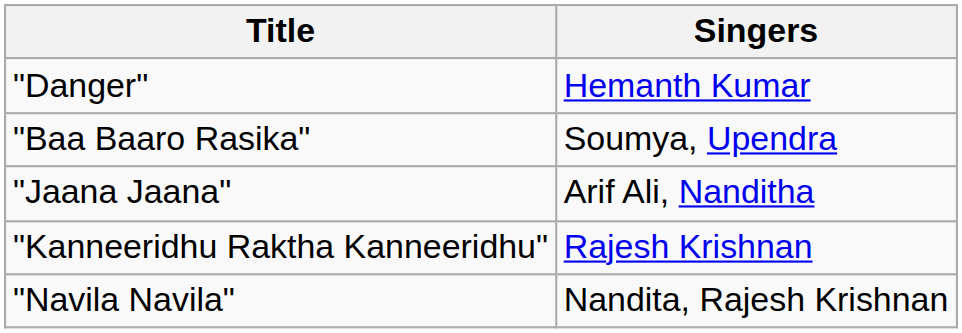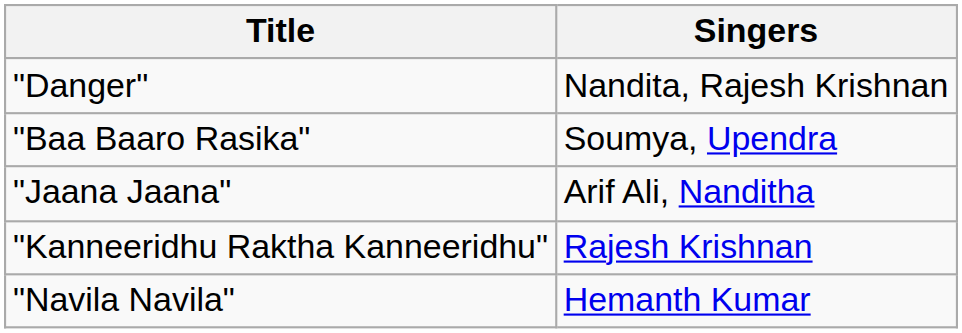(687, 85) Hemanth Kumar -> (756, 85) Nandita, Rajesh Krishnan
(756, 300) Nandita, Rajesh Krishnan -> (687, 300) Hemanth Kumar
